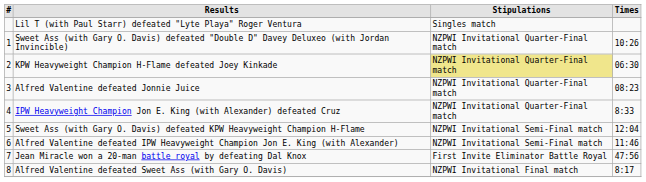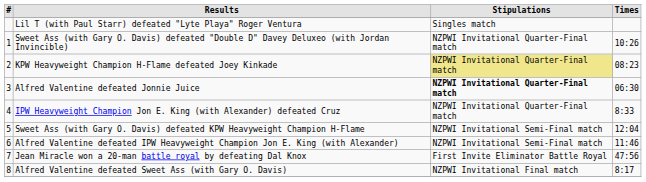(627, 66) 06:30 -> (627, 66) 08:23
(510, 89) normal -> (510, 89) bold
(627, 89) 08:23 -> (627, 89) 06:30
